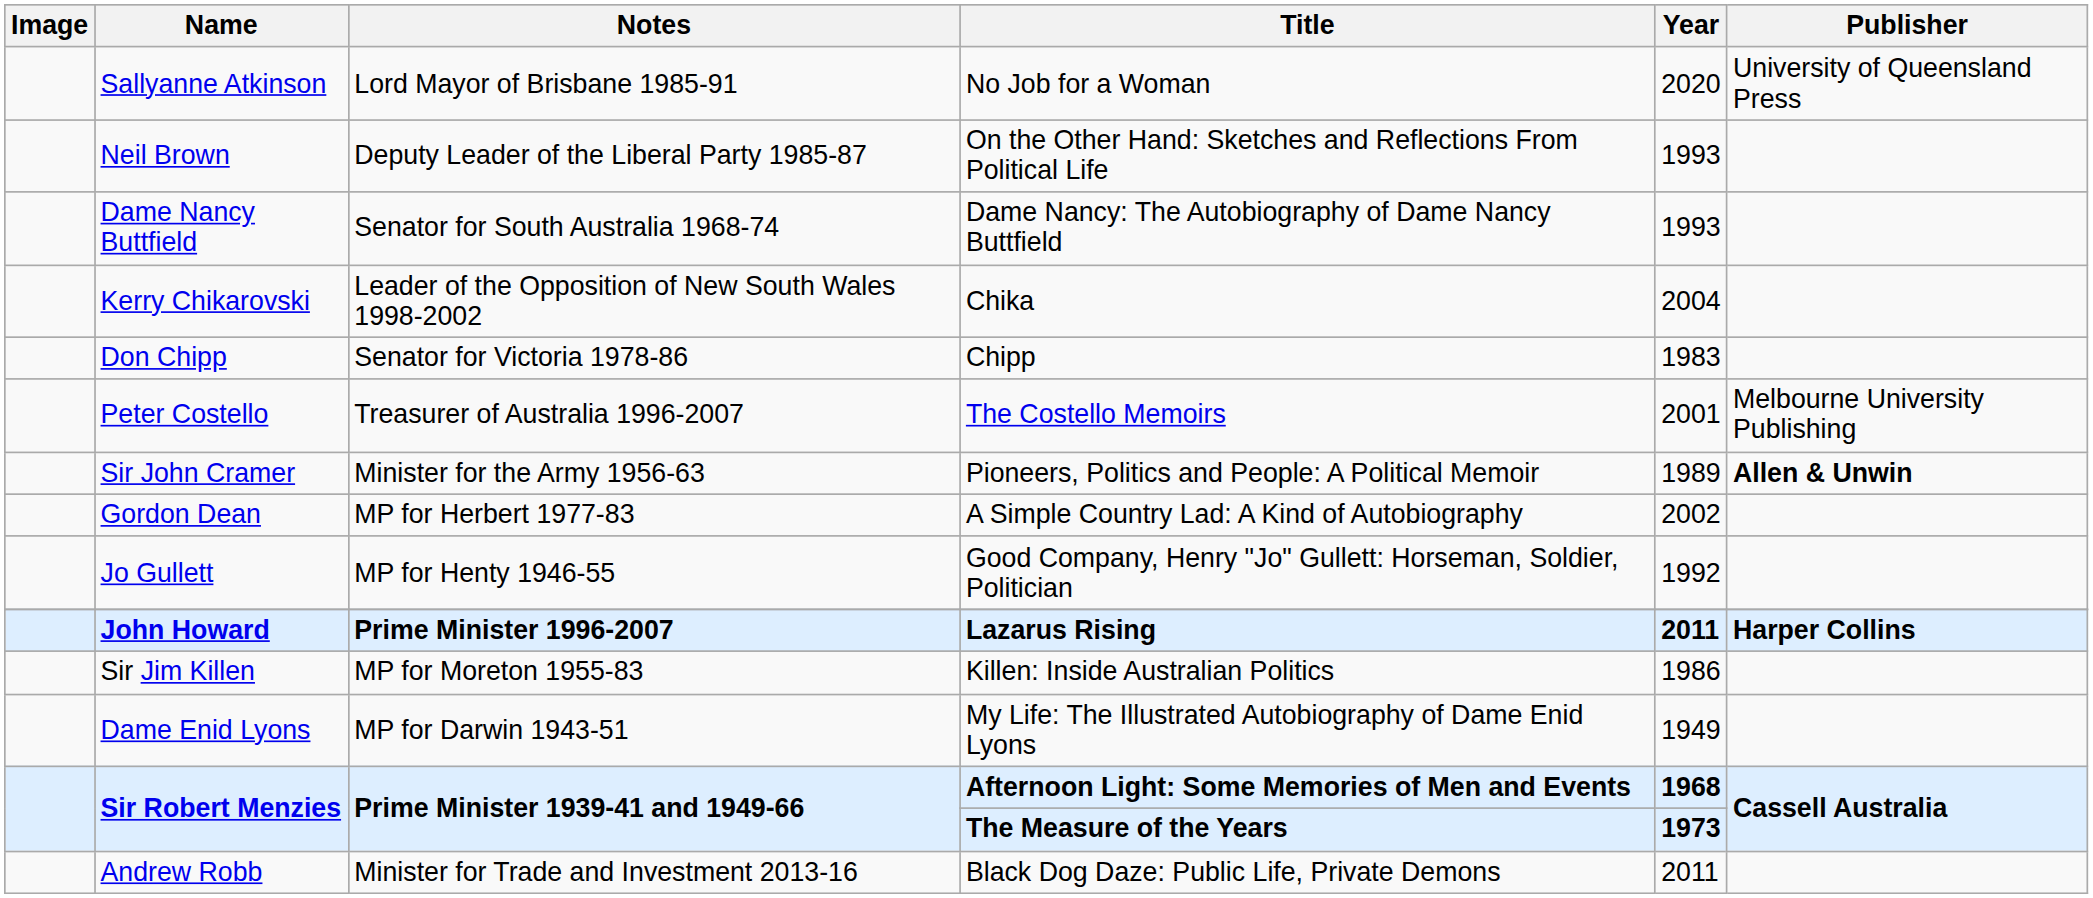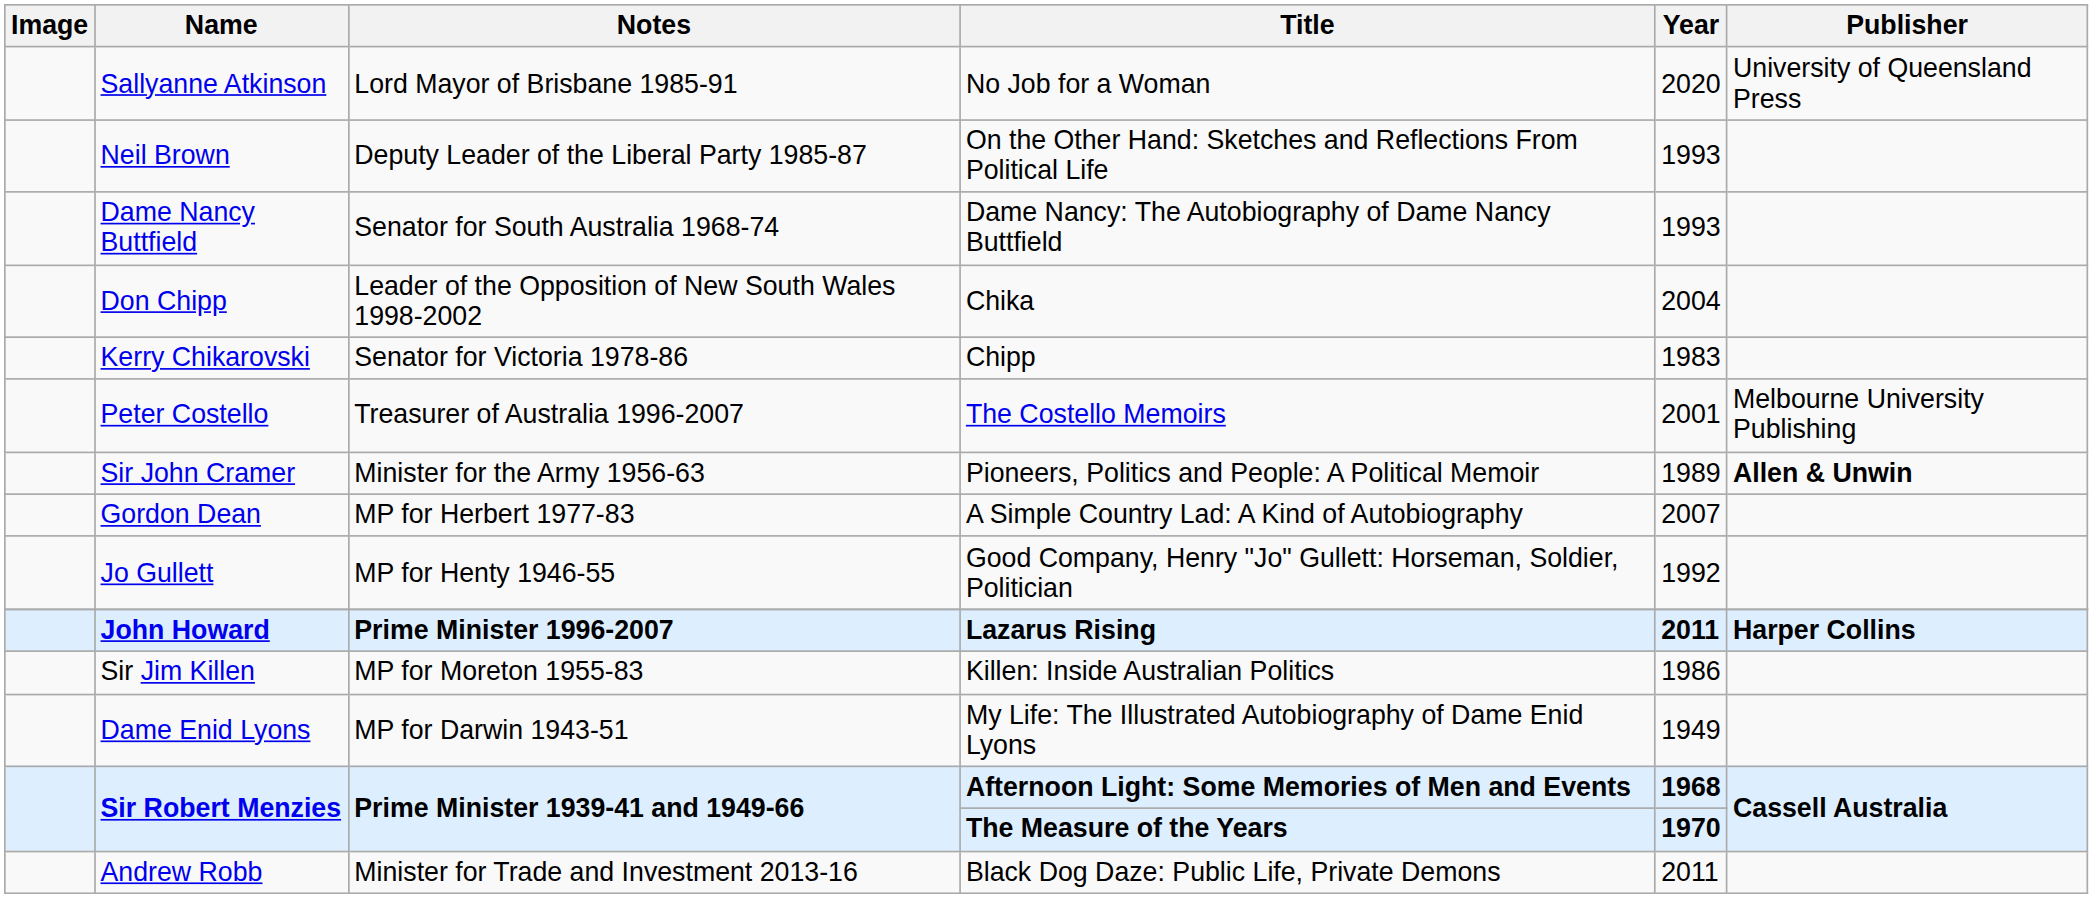(205, 300) Kerry Chikarovski -> (164, 300) Don Chipp
(164, 357) Don Chipp -> (205, 357) Kerry Chikarovski
(1691, 514) 2002 -> (1691, 514) 2007
(1691, 829) 1973 -> (1691, 829) 1970
